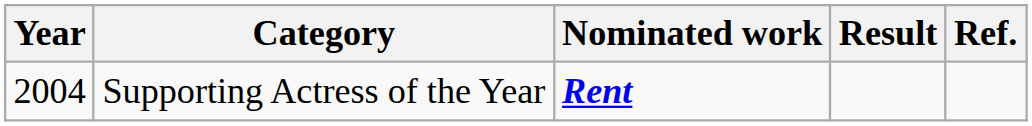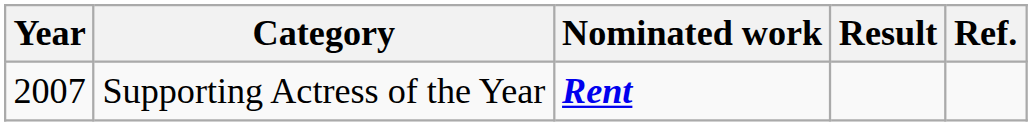(50, 90) 2004 -> (50, 90) 2007
